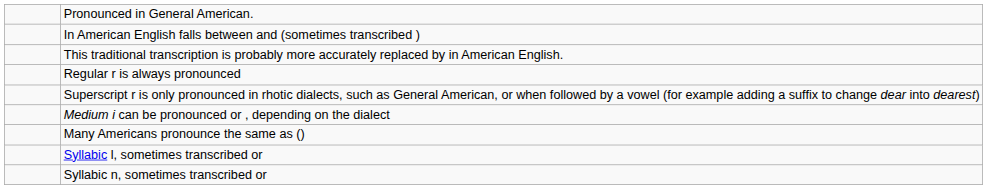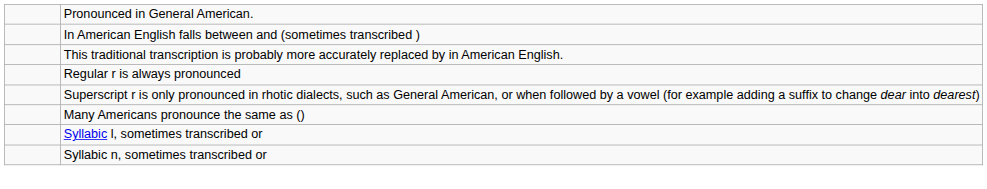- row: (227, 114)
